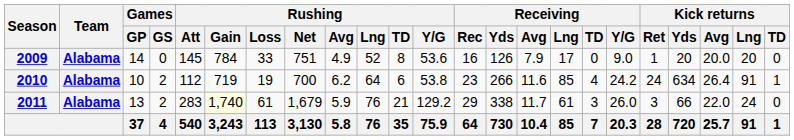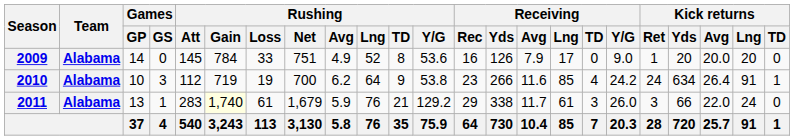(163, 80) 2 -> (163, 80) 3
(401, 80) 6 -> (401, 80) 9
(163, 102) 2 -> (163, 102) 1
